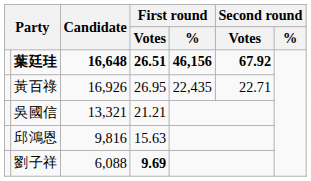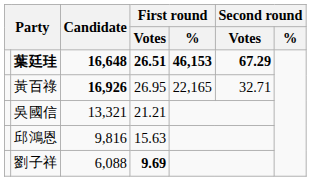(192, 62) 46,156 -> (192, 62) 46,153
(255, 62) 67.92 -> (255, 62) 67.29
(107, 87) normal -> (107, 87) bold
(192, 87) 22,435 -> (192, 87) 22,165
(255, 87) 22.71 -> (255, 87) 32.71
